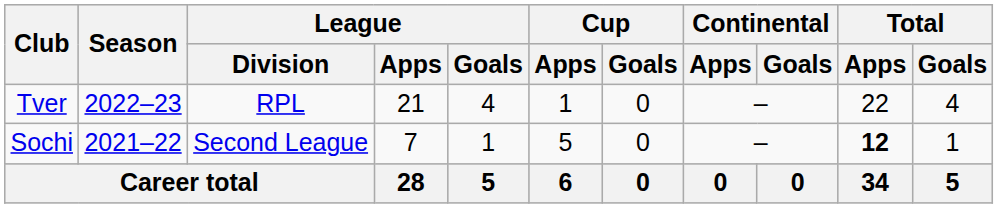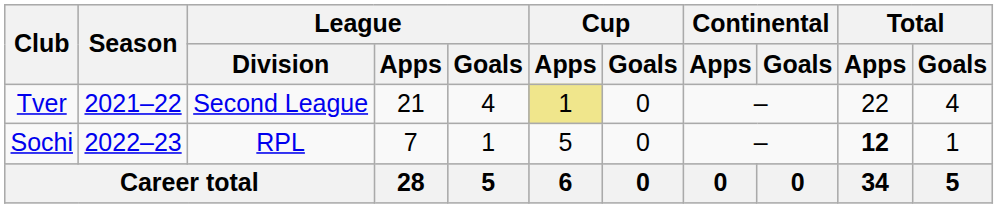(133, 103) 2022–23 -> (133, 103) 2021–22
(281, 103) RPL -> (281, 103) Second League
(566, 103) no background -> (566, 103) khaki background
(133, 143) 2021–22 -> (133, 143) 2022–23
(281, 143) Second League -> (281, 143) RPL
